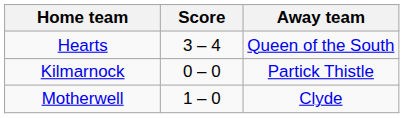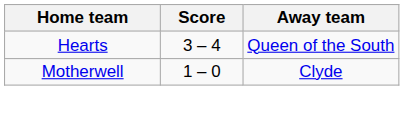- row: (83, 71)
